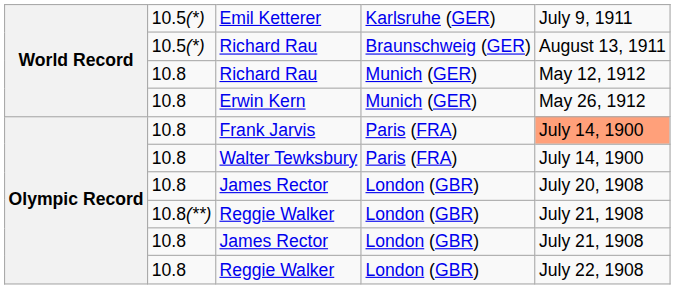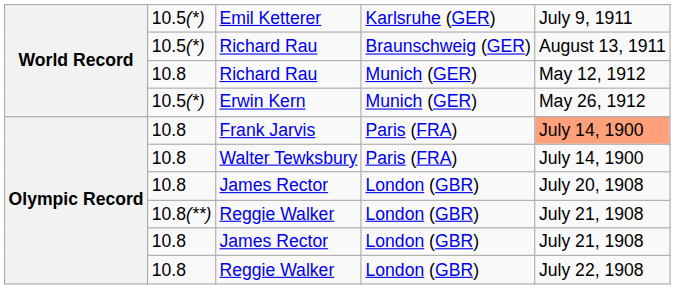(169, 102) 10.8 -> (178, 102) 10.5(*)
